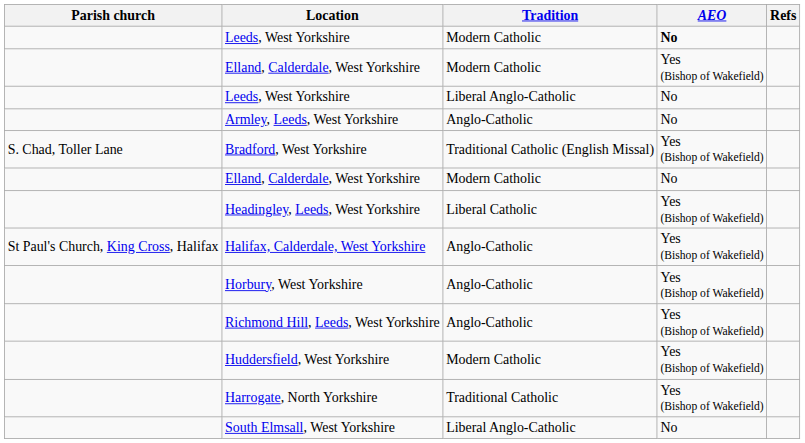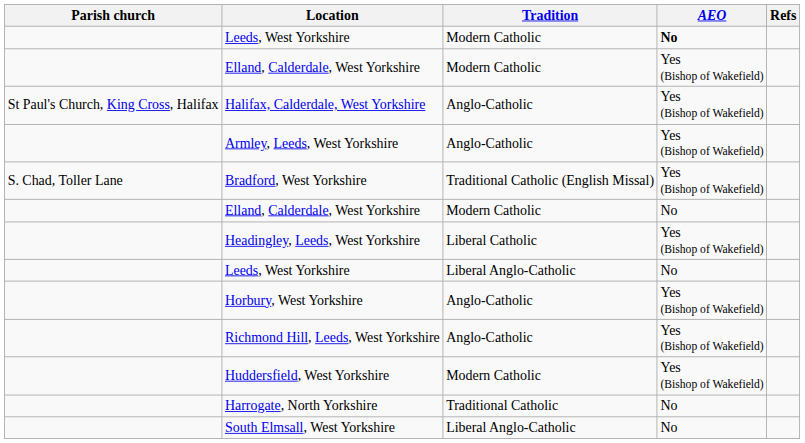rows swapped: (287, 97) <-> (325, 246)
(669, 119) No -> (712, 142) Yes (Bishop of Wakefield)
(712, 397) Yes (Bishop of Wakefield) -> (669, 405) No
